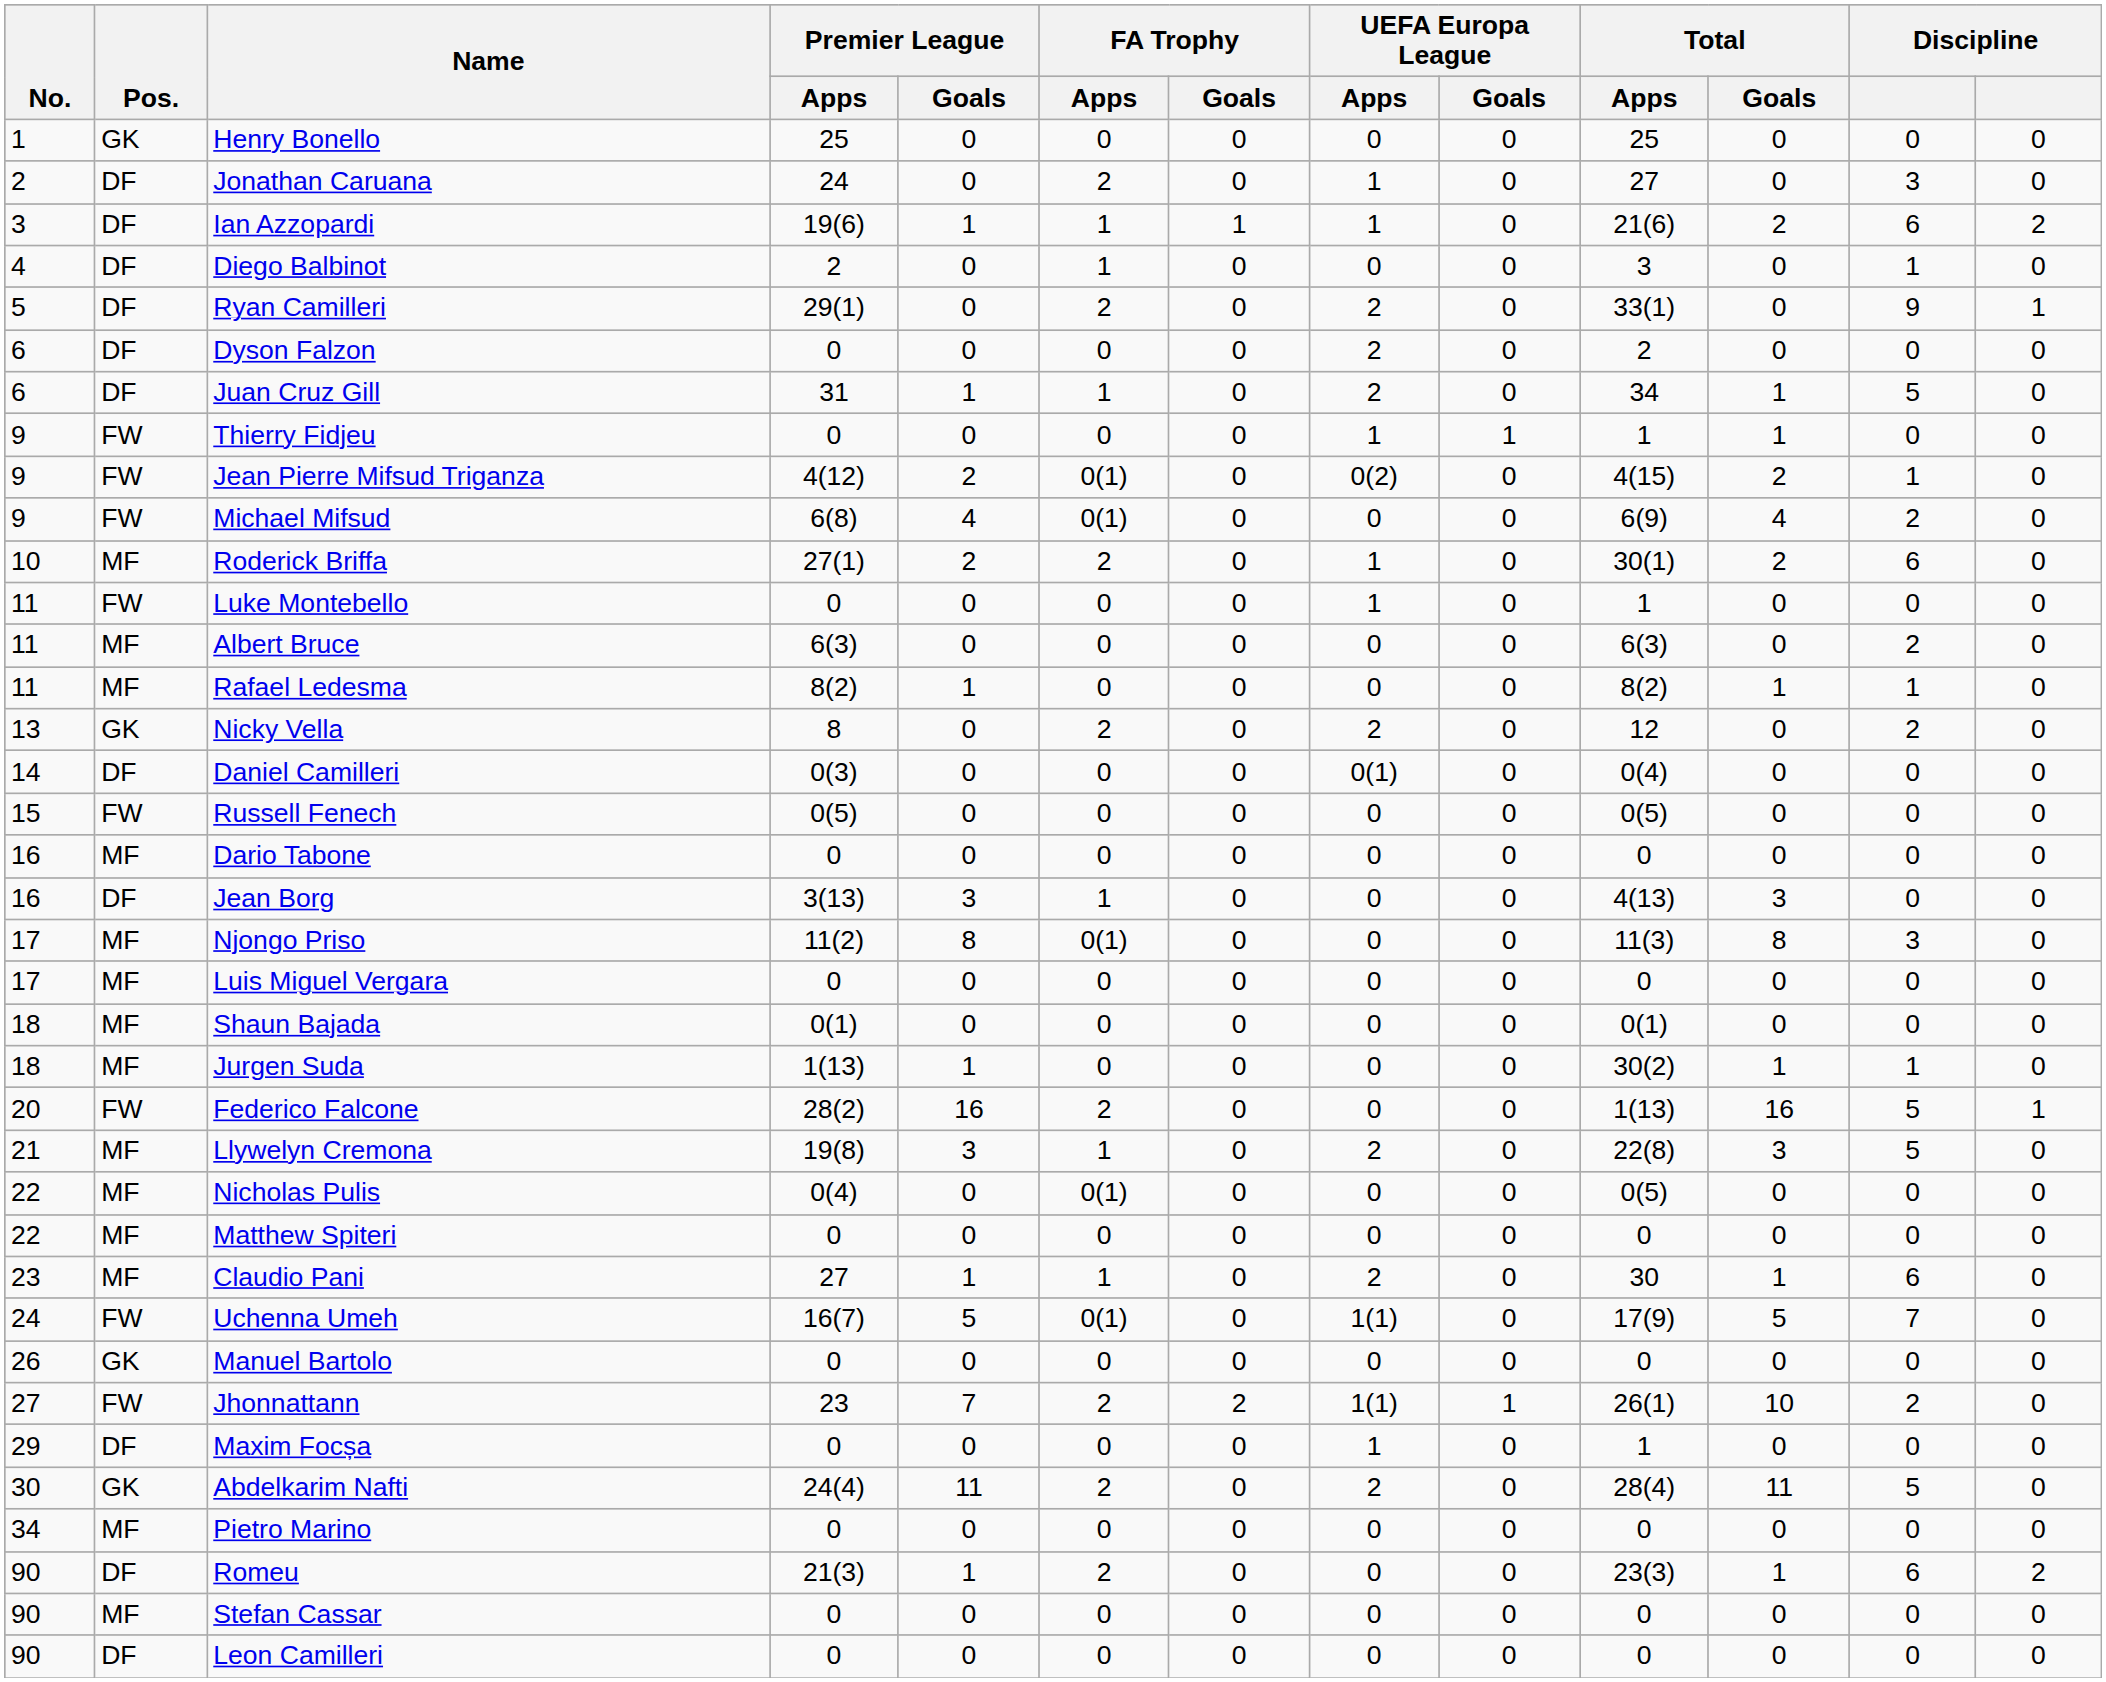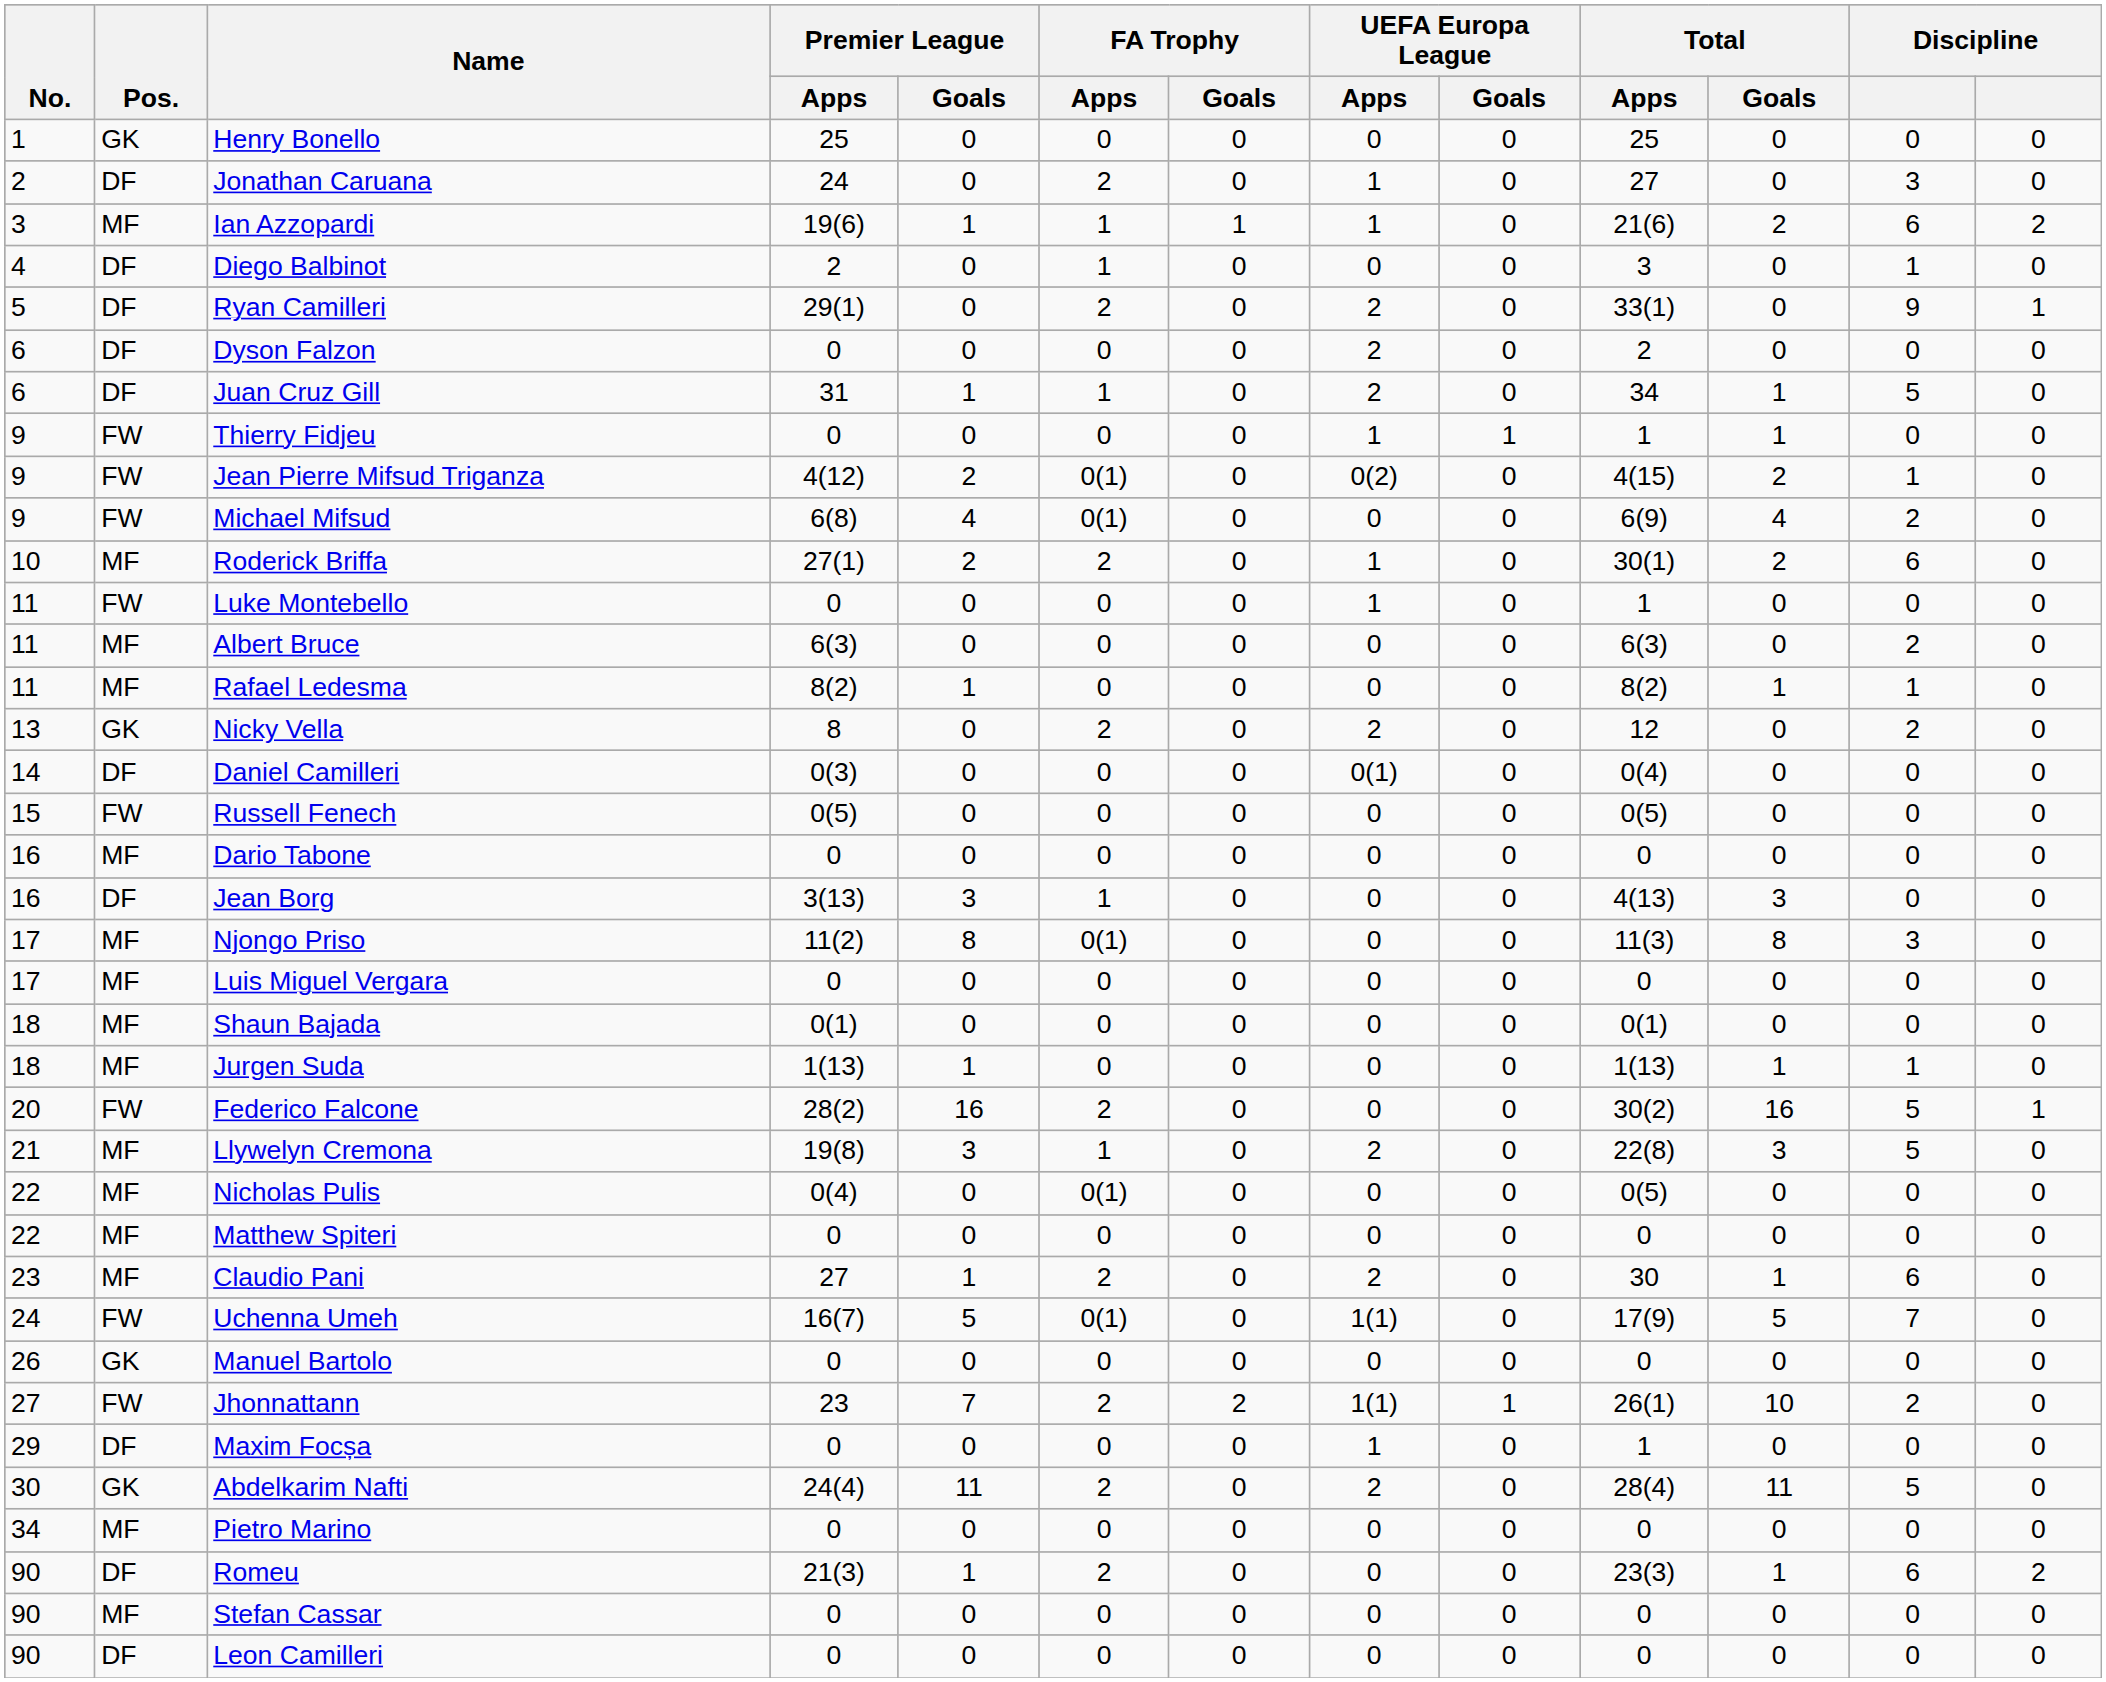(119, 223) DF -> (120, 223) MF
(1644, 1066) 30(2) -> (1644, 1066) 1(13)
(1644, 1108) 1(13) -> (1644, 1108) 30(2)
(1104, 1276) 1 -> (1104, 1276) 2
